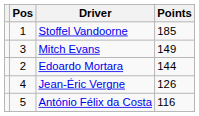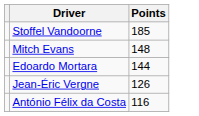- column: (23, 13)
(167, 48) 149 -> (141, 48) 148
